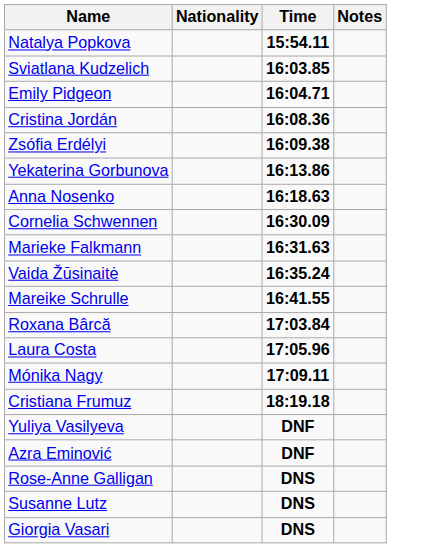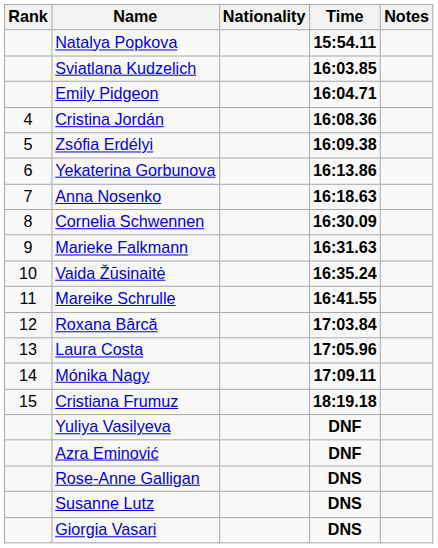+ column: (28, 17)
